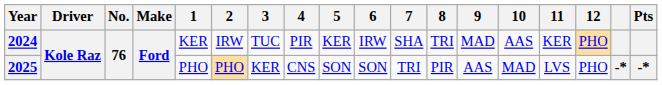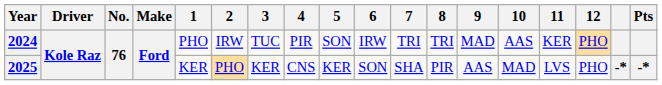(193, 42) KER -> (193, 42) PHO
(337, 42) KER -> (337, 42) SON
(409, 42) SHA -> (409, 42) TRI
(193, 67) PHO -> (193, 67) KER
(337, 67) SON -> (337, 67) KER
(409, 67) TRI -> (409, 67) SHA
